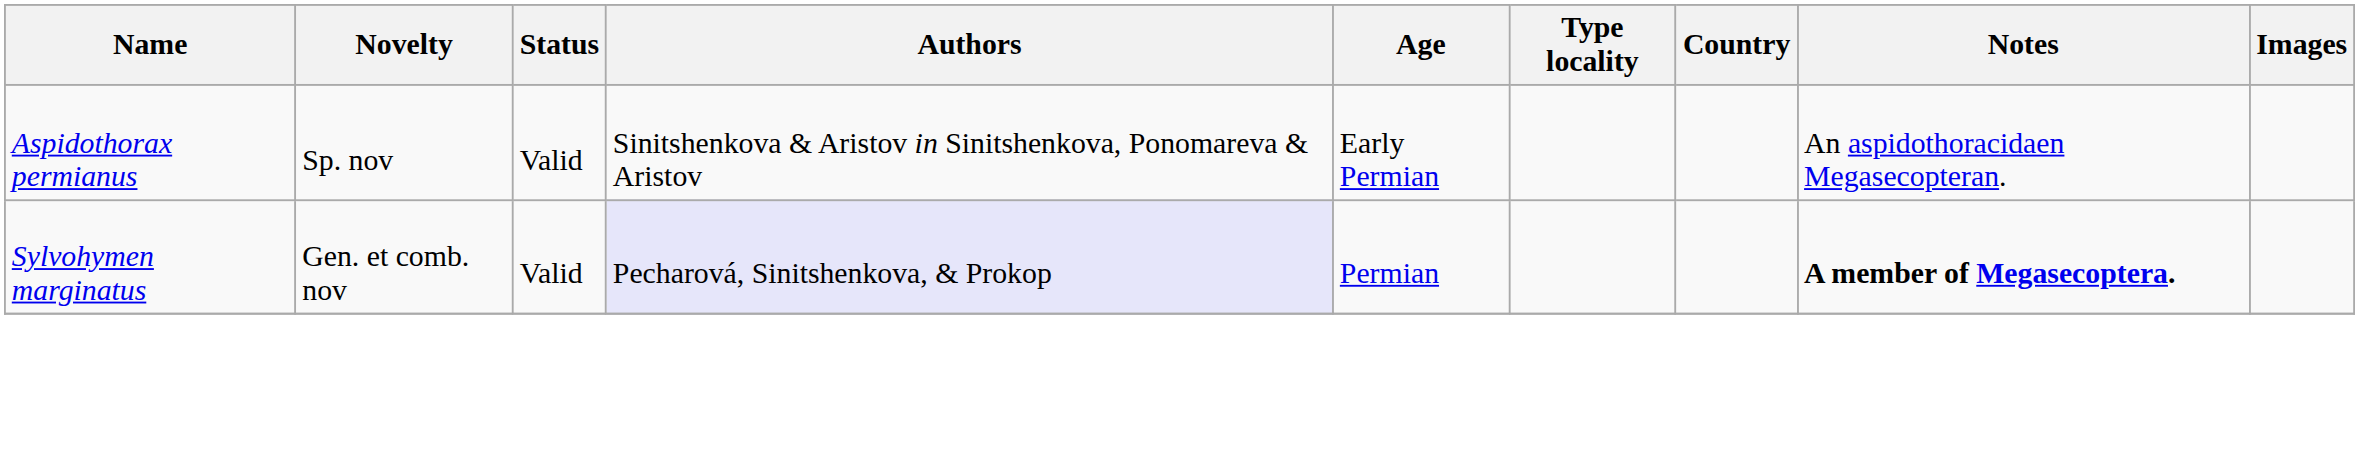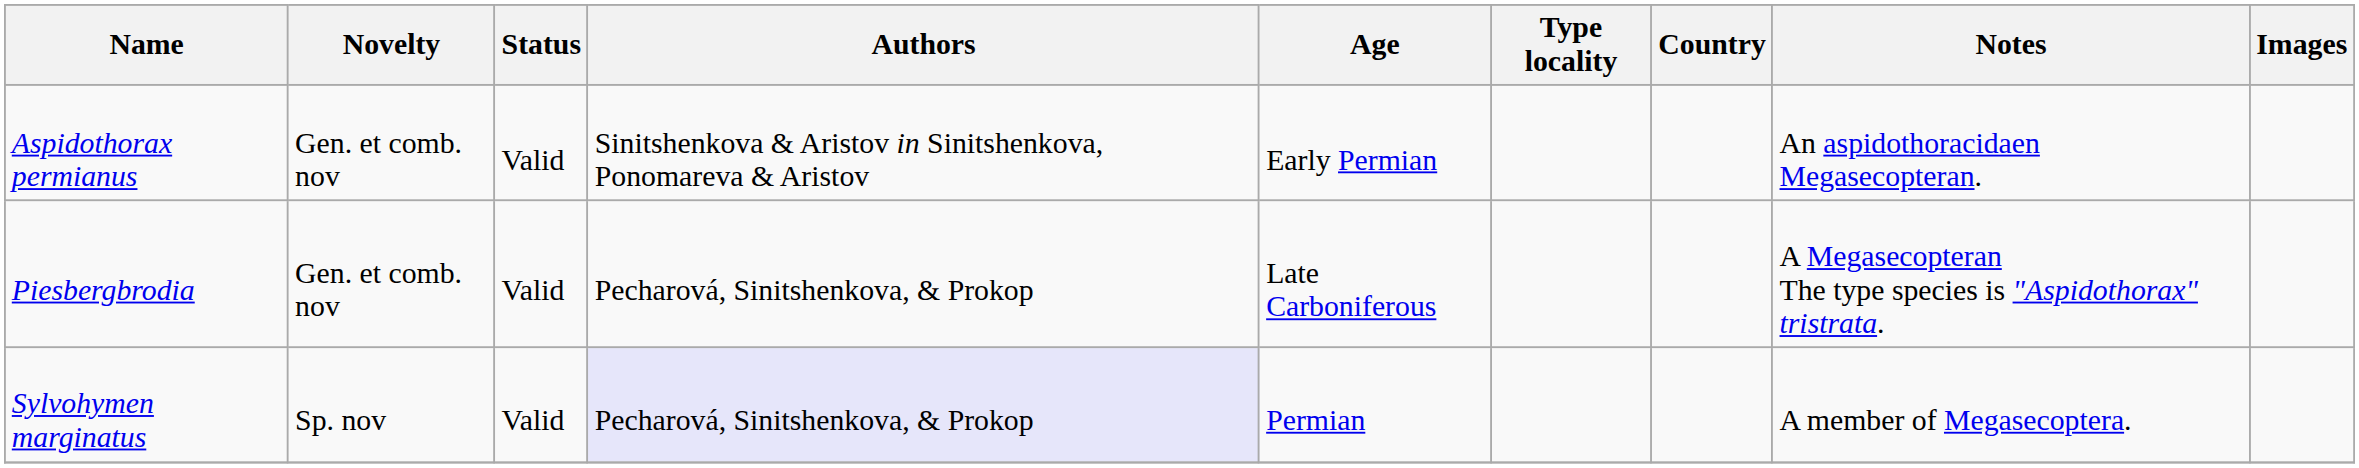(348, 158) Sp. nov -> (379, 158) Gen. et comb. nov
+ row: (103, 289)
(386, 273) Gen. et comb. nov -> (341, 420) Sp. nov
(1990, 273) bold -> (1956, 420) normal
